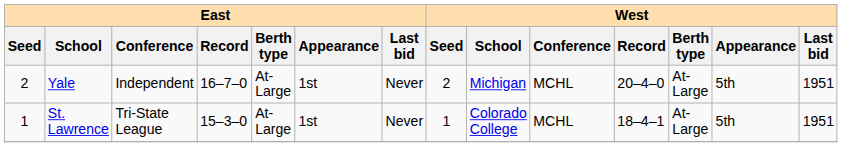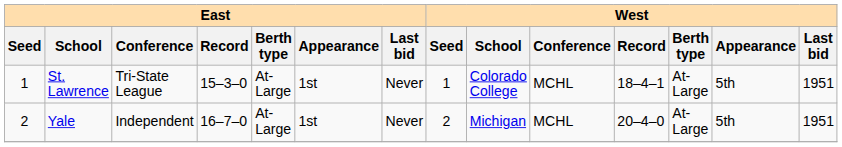rows swapped: (78, 122) <-> (61, 84)
